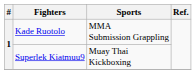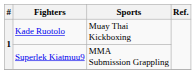(129, 32) MMA Submission Grappling -> (110, 32) Muay Thai Kickboxing
(110, 57) Muay Thai Kickboxing -> (129, 57) MMA Submission Grappling
